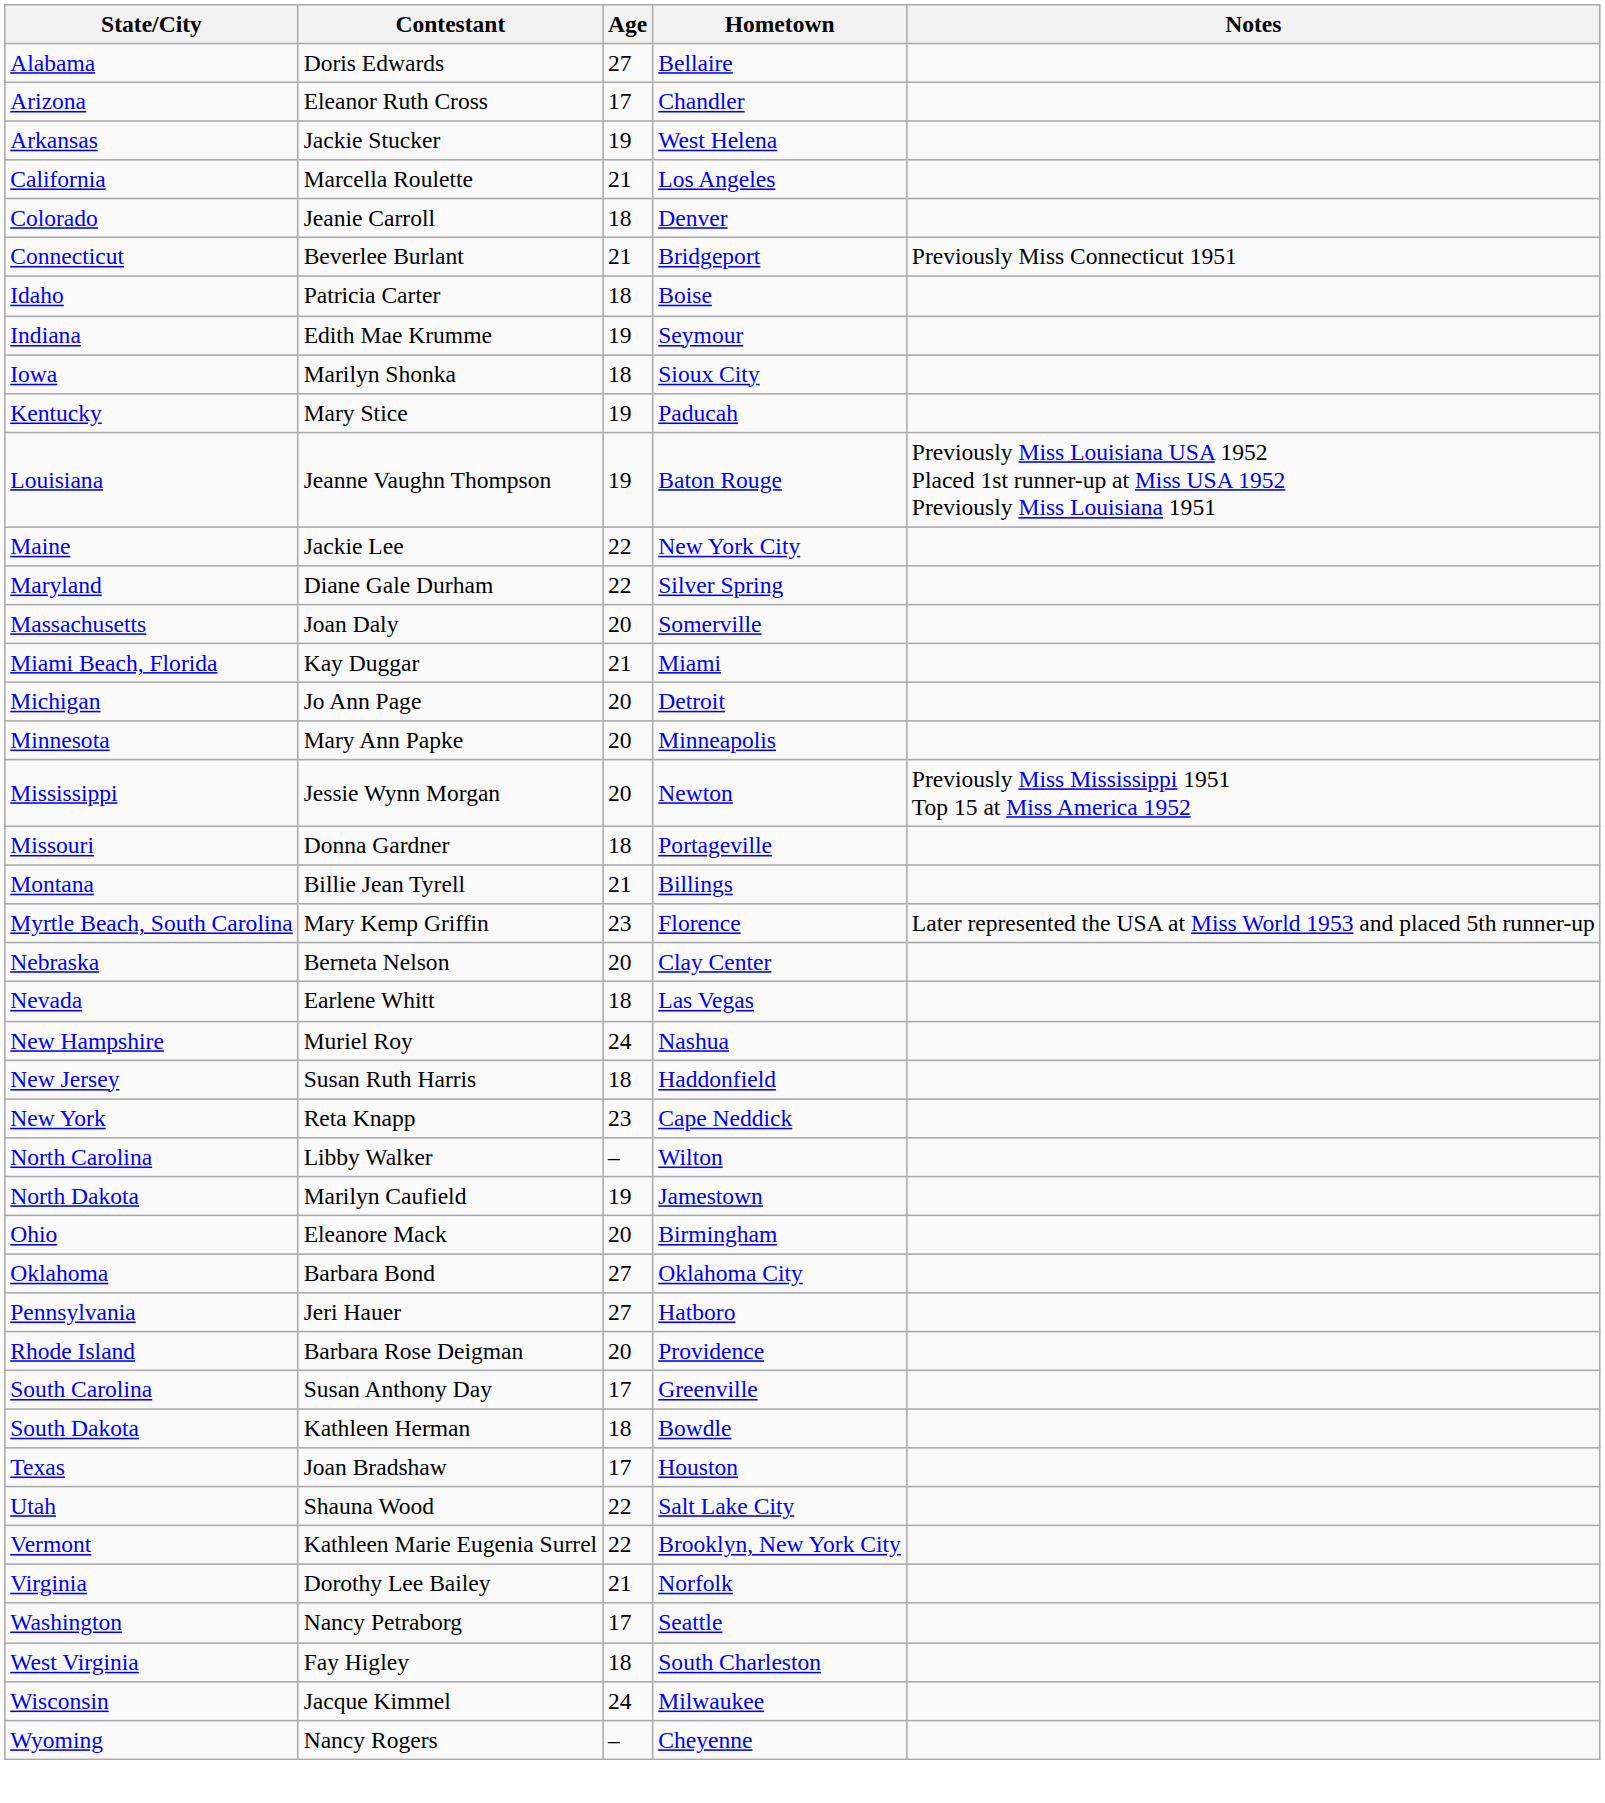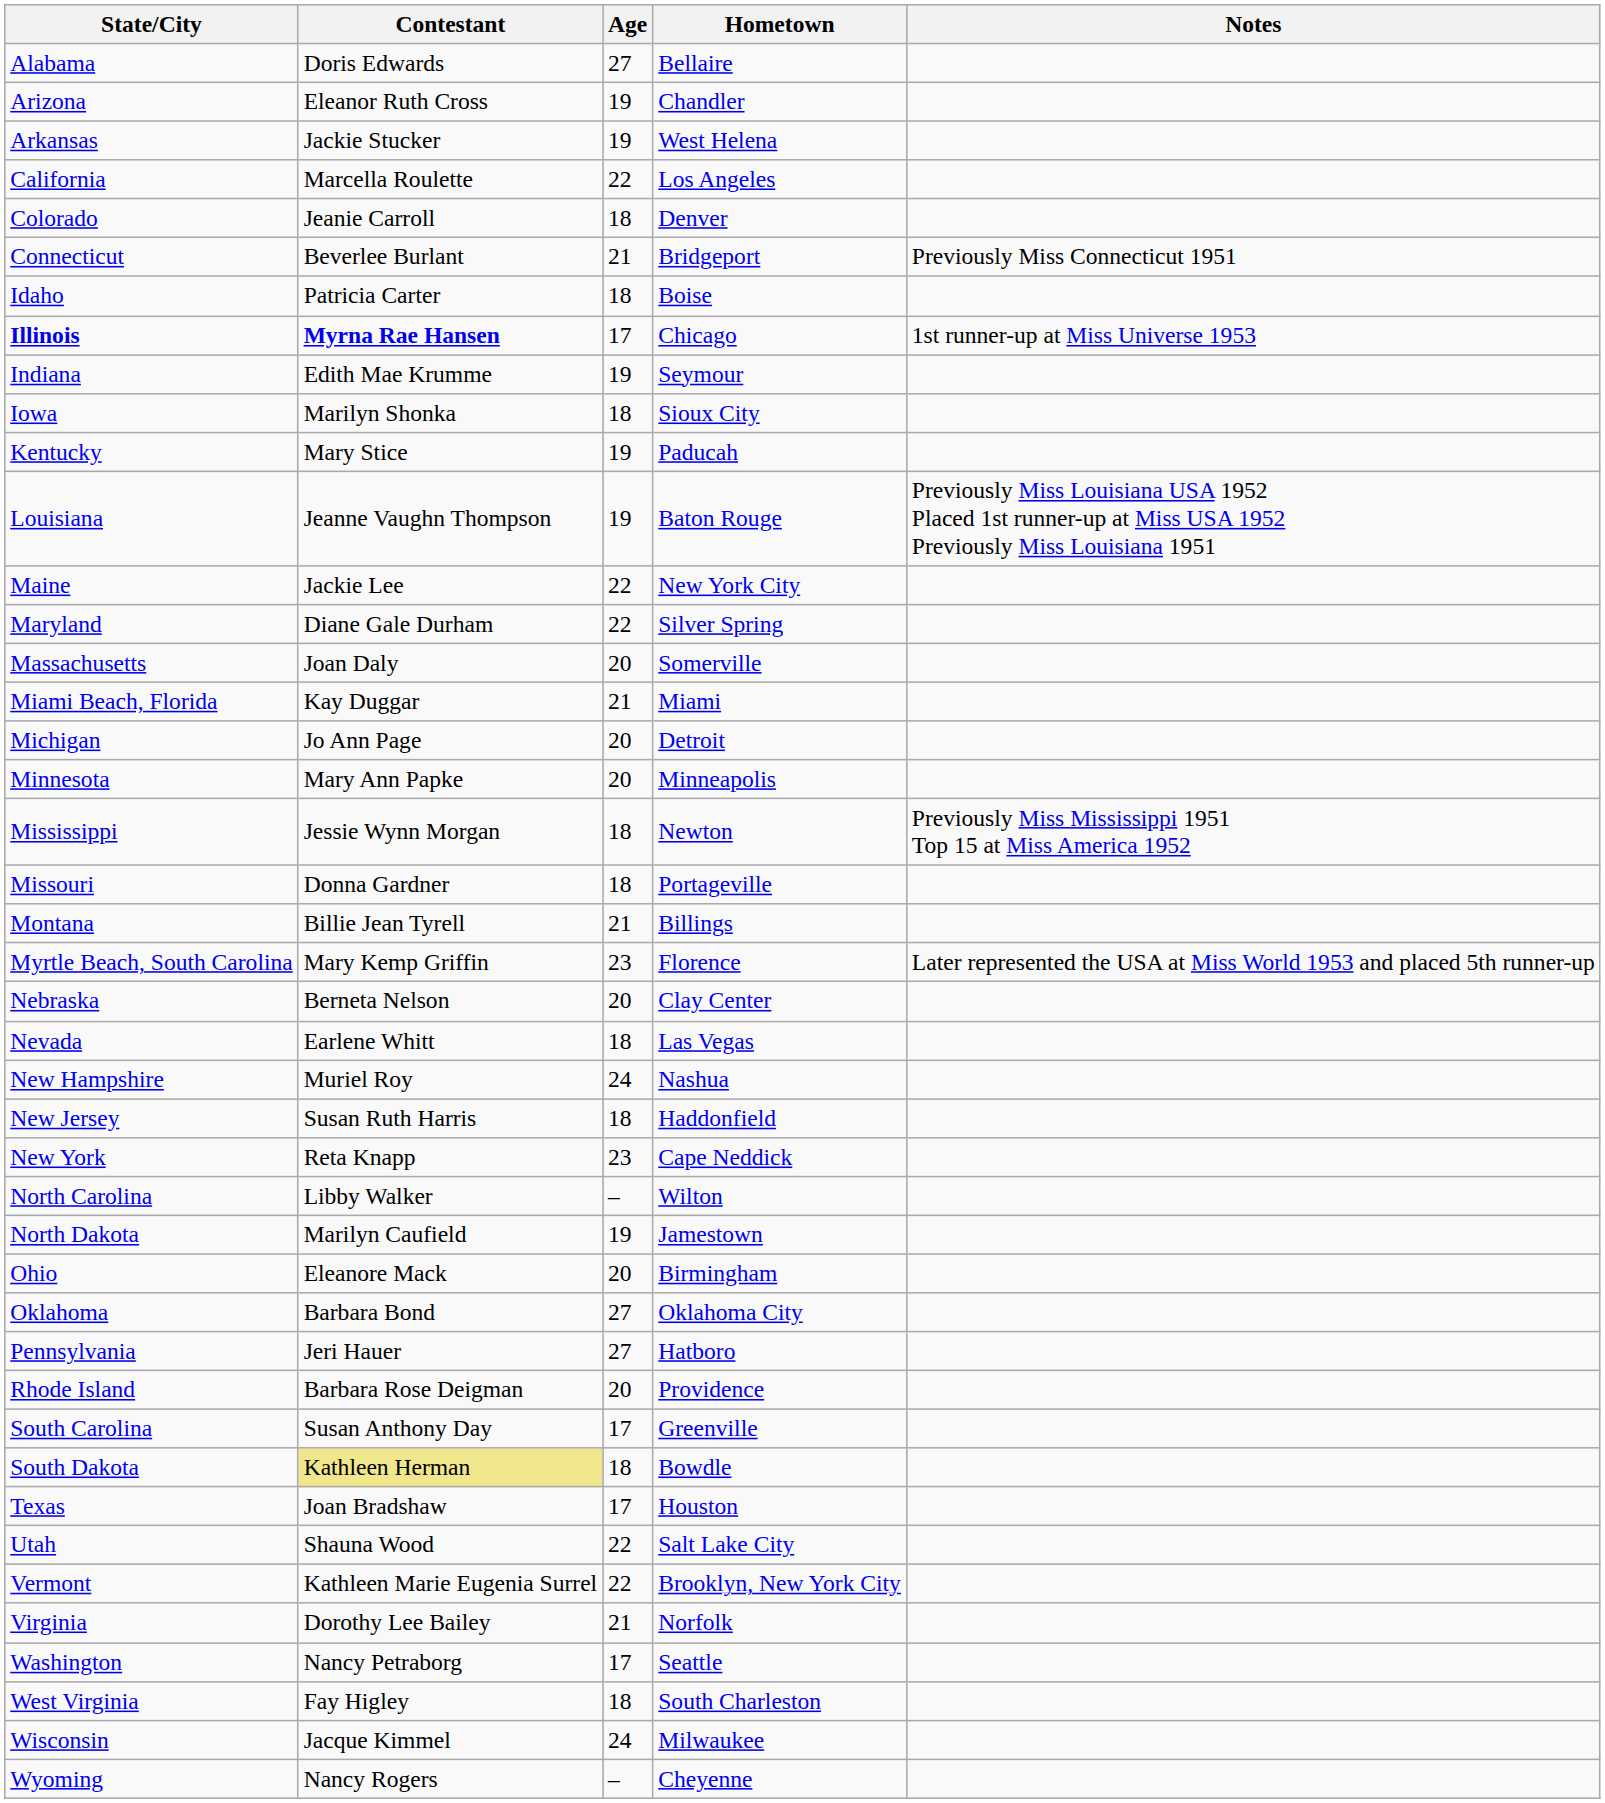(620, 101) 17 -> (620, 101) 19
(620, 179) 21 -> (620, 179) 22
+ row: (45, 334)
(620, 793) 20 -> (620, 831) 18
(387, 1428) no background -> (387, 1467) khaki background
